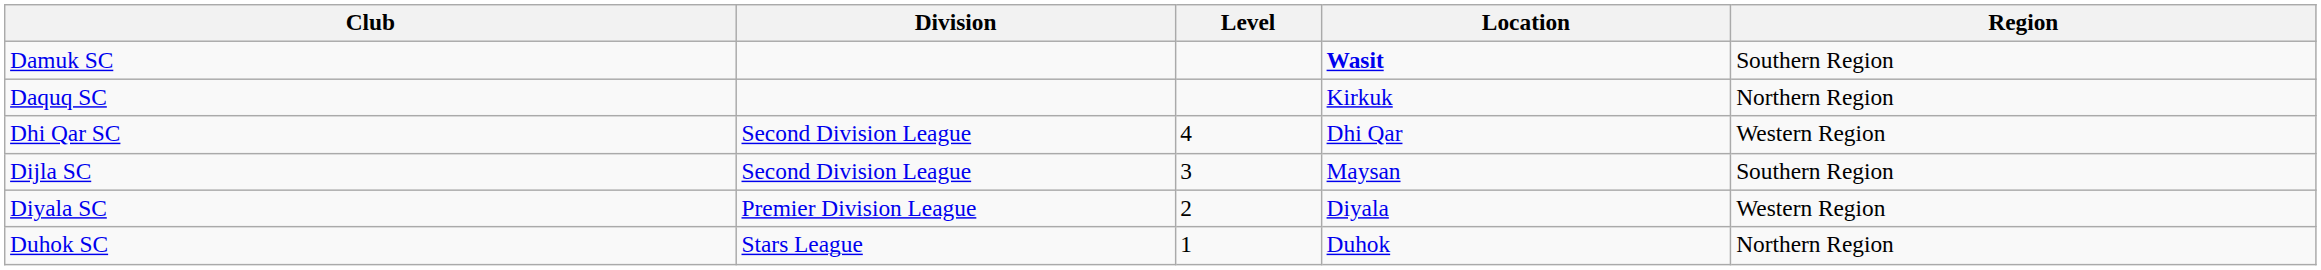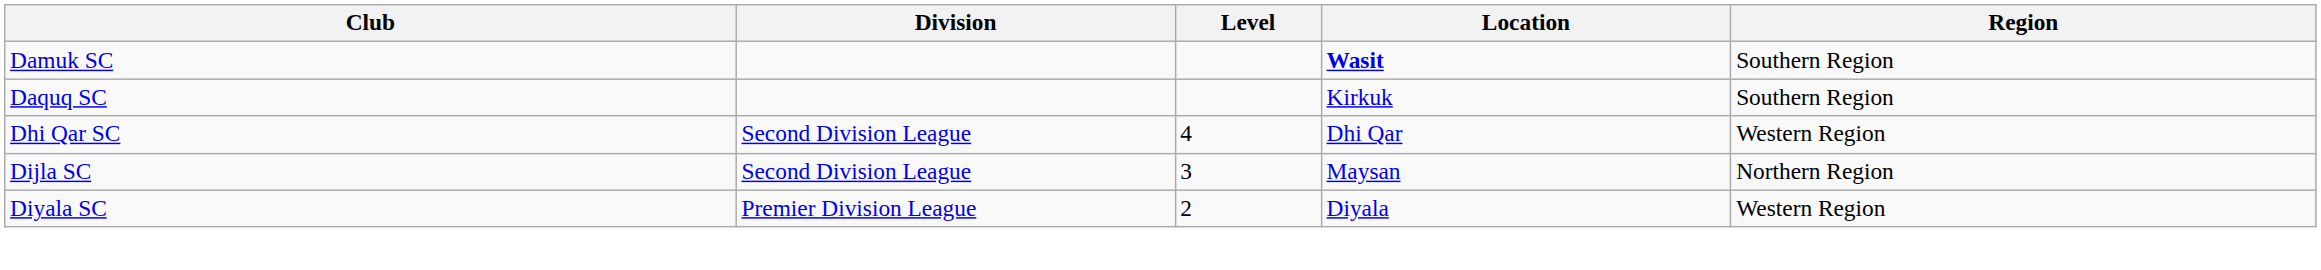(1815, 97) Northern Region -> (1815, 97) Southern Region
(1815, 171) Southern Region -> (1815, 171) Northern Region
- row: (59, 245)
